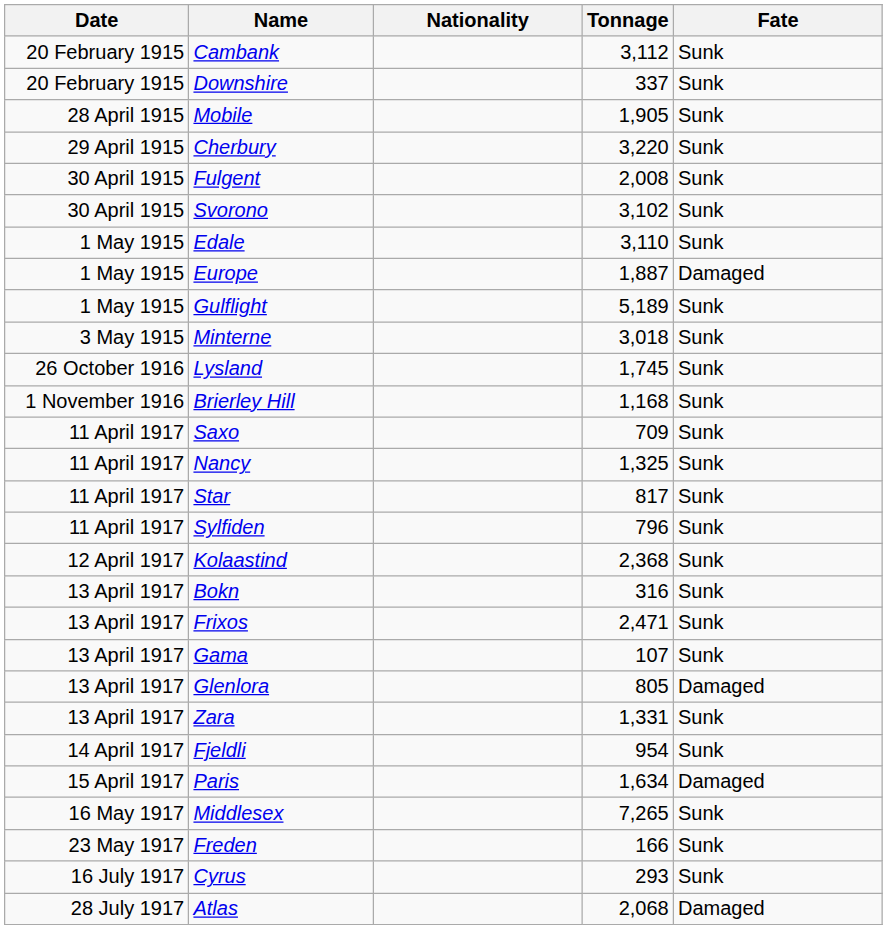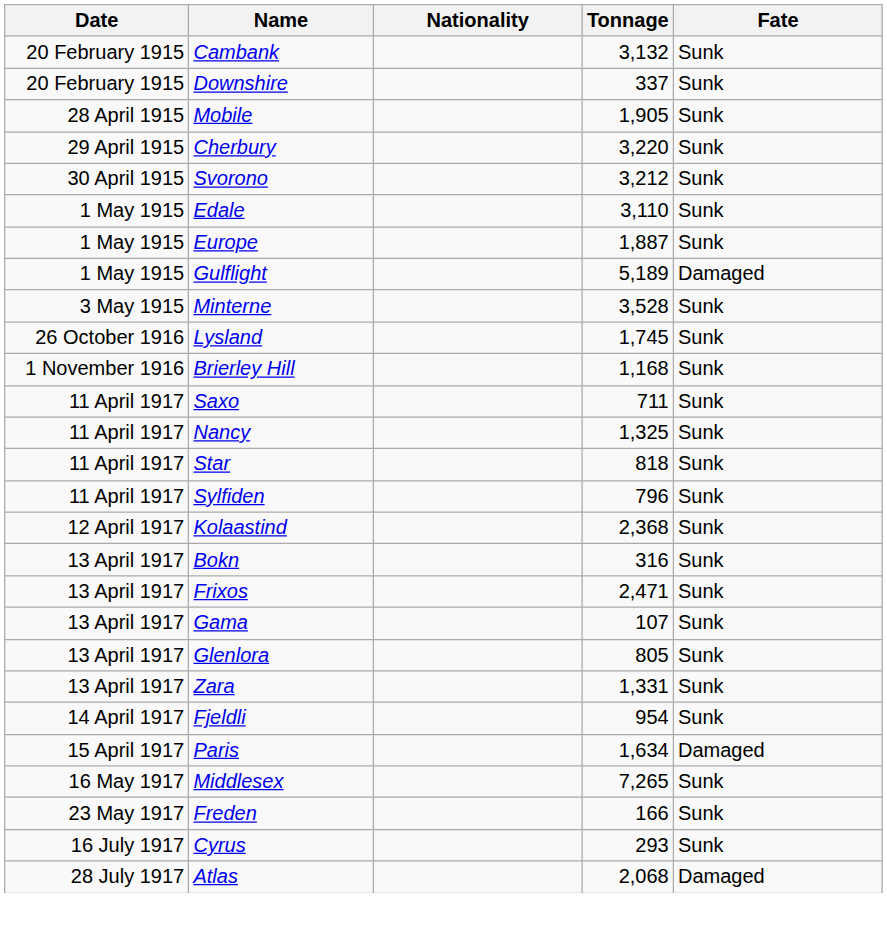(644, 52) 3,112 -> (644, 52) 3,132
- row: (227, 178)
(644, 210) 3,102 -> (644, 178) 3,212
(721, 274) Damaged -> (701, 242) Sunk
(701, 305) Sunk -> (721, 274) Damaged
(644, 337) 3,018 -> (644, 305) 3,528
(652, 432) 709 -> (653, 400) 711
(652, 496) 817 -> (652, 464) 818
(721, 686) Damaged -> (701, 654) Sunk
